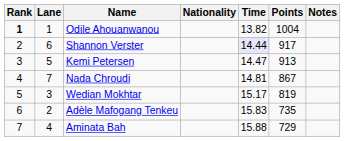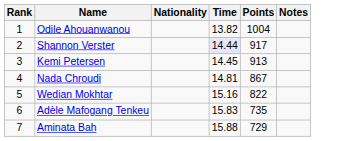- column: (49, 12)
(19, 29) bold -> (19, 29) normal
(254, 62) 14.47 -> (225, 62) 14.45
(254, 95) 15.17 -> (225, 95) 15.16
(287, 95) 819 -> (258, 95) 822
